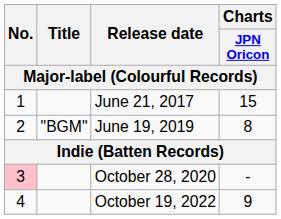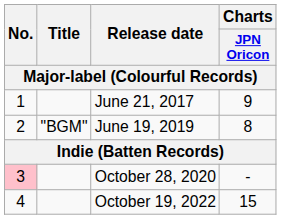(248, 102) 15 -> (248, 102) 9
(248, 201) 9 -> (248, 201) 15
